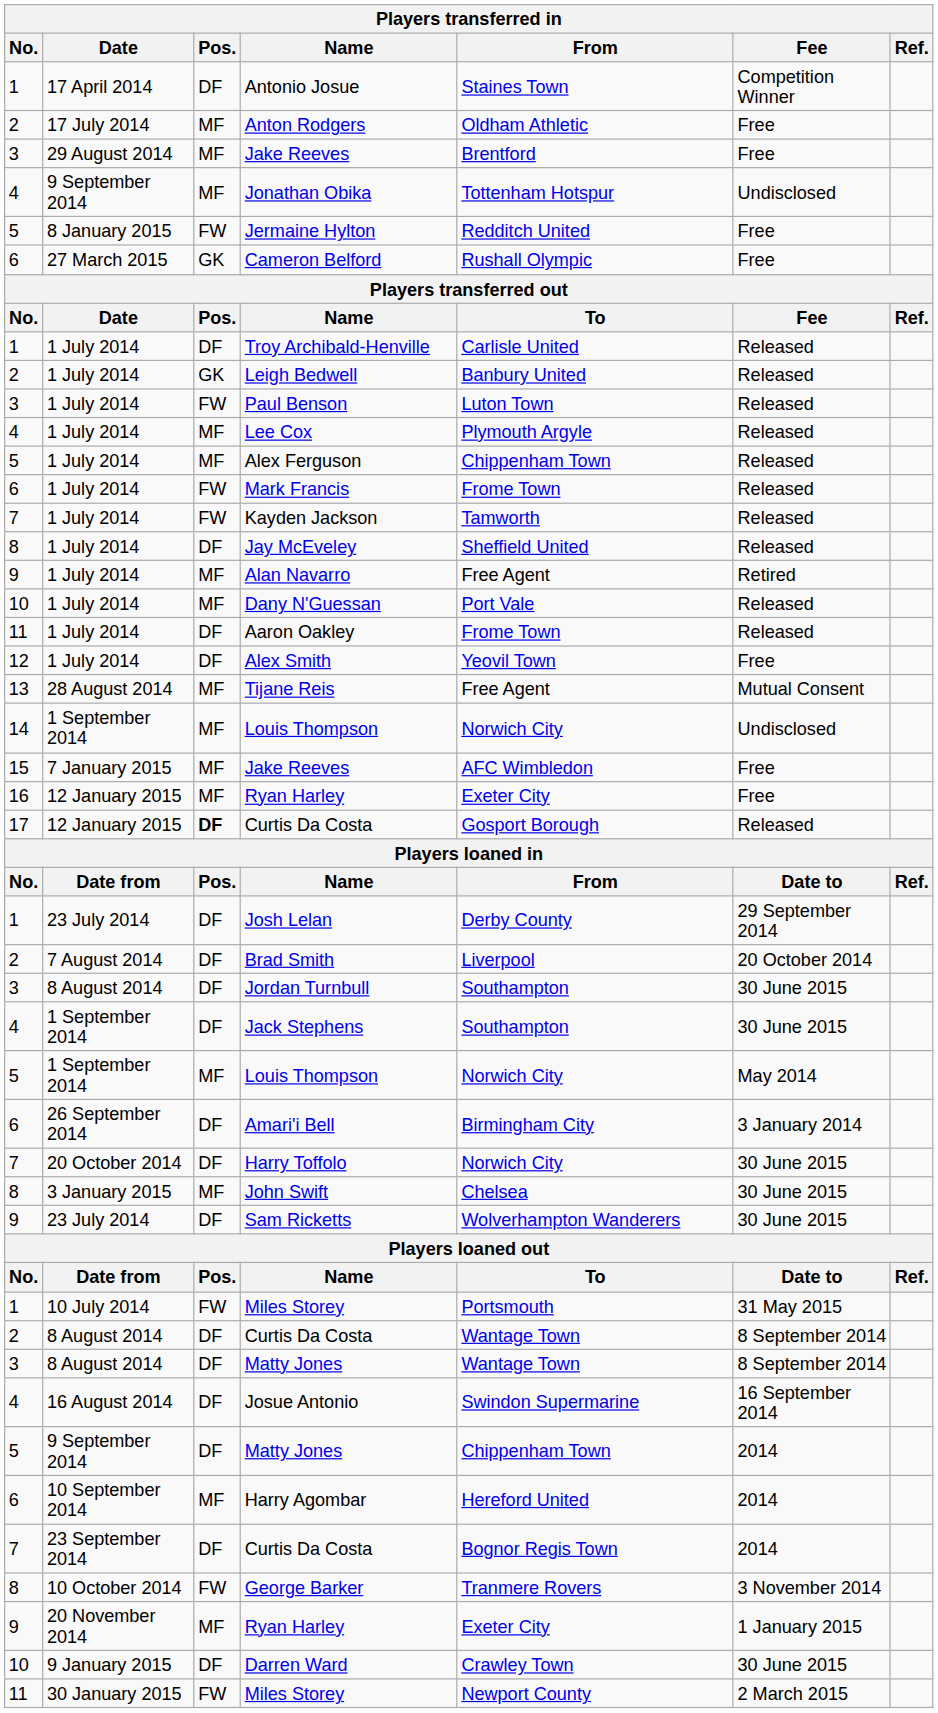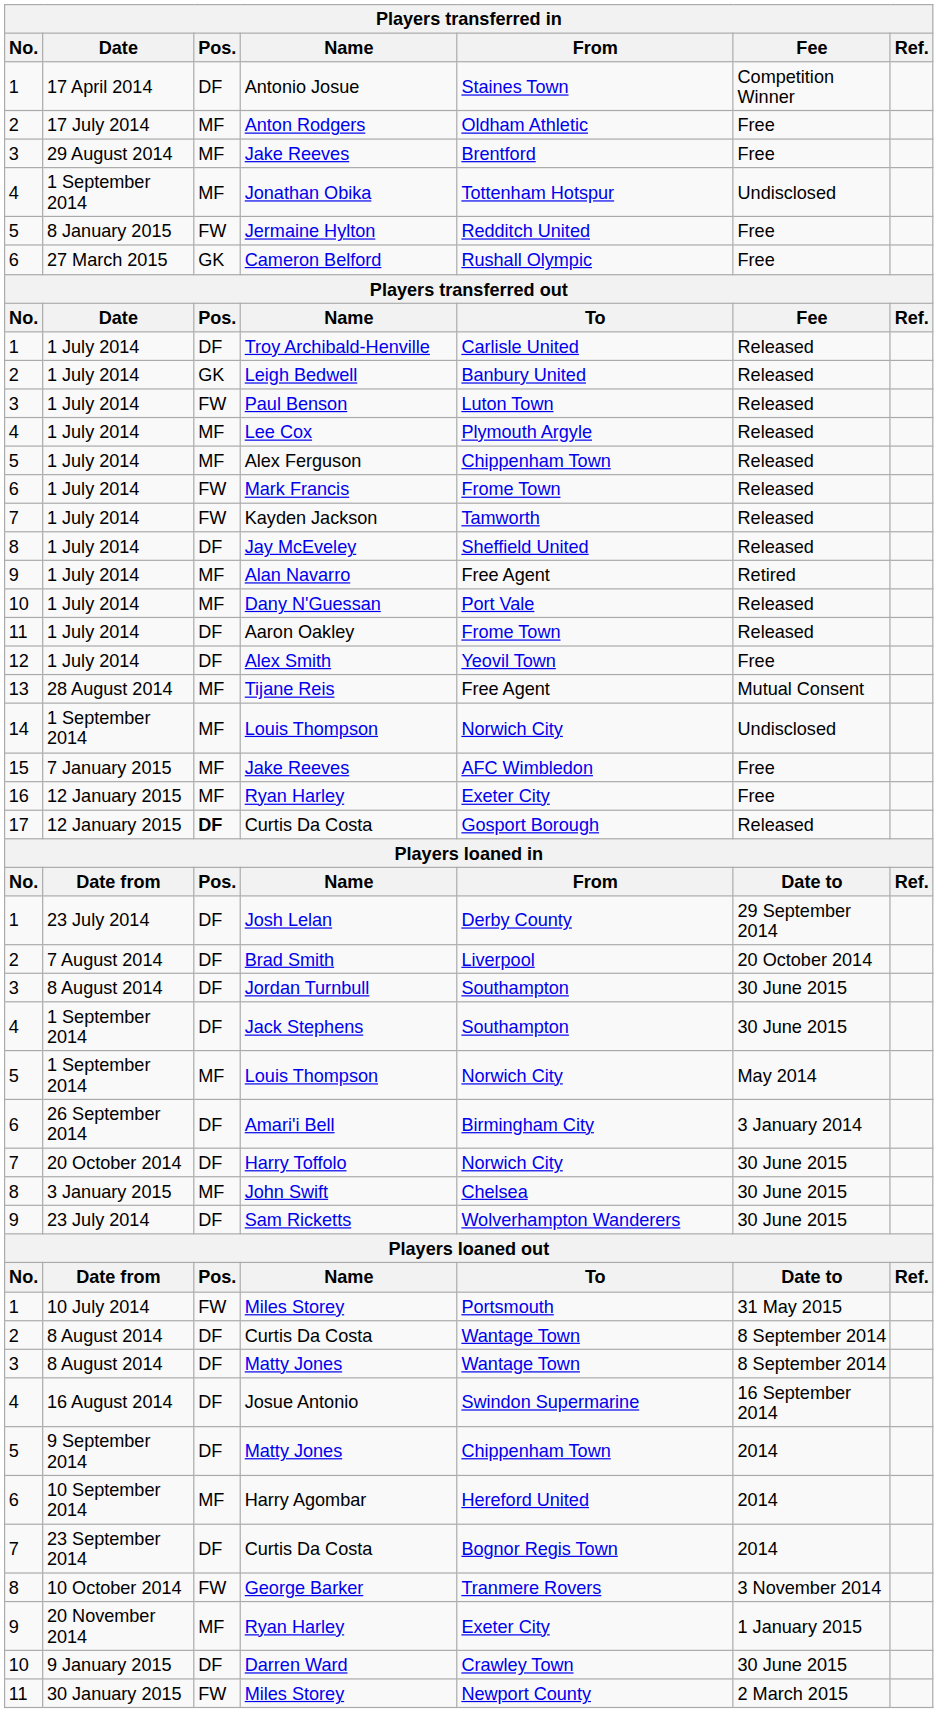(99, 193) 9 September 2014 -> (99, 193) 1 September 2014
